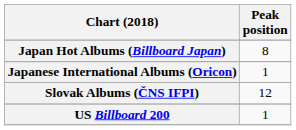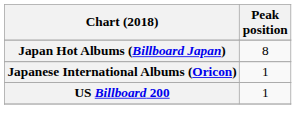- row: (122, 93)
